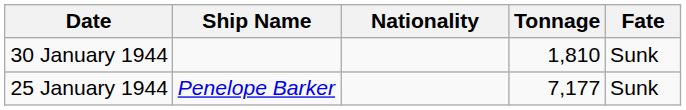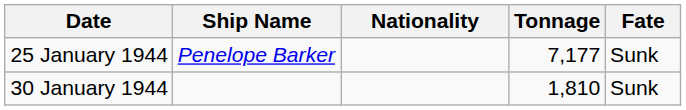rows swapped: (89, 88) <-> (89, 54)
